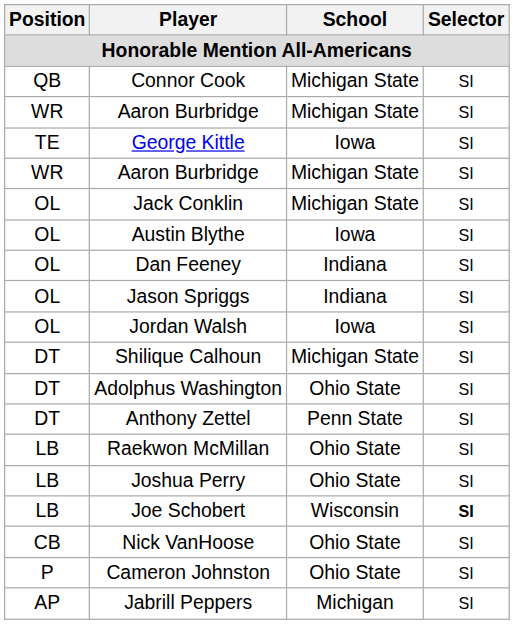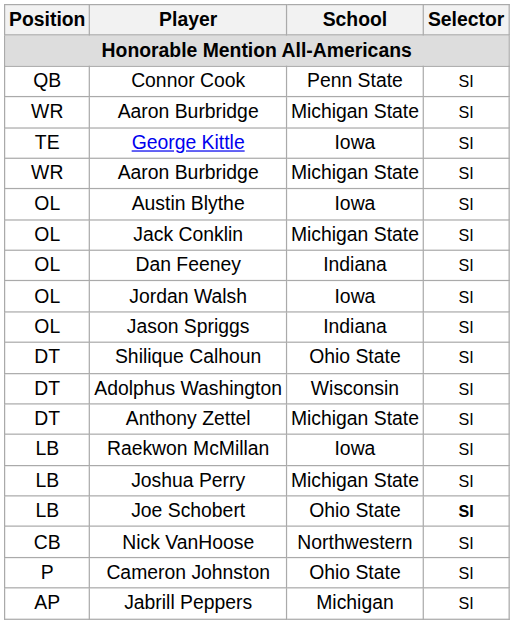(355, 81) Michigan State -> (355, 81) Penn State
rows swapped: (47, 234) <-> (47, 204)
rows swapped: (47, 296) <-> (47, 326)
(355, 357) Michigan State -> (355, 357) Ohio State
(355, 388) Ohio State -> (355, 388) Wisconsin
(355, 419) Penn State -> (355, 419) Michigan State
(355, 449) Ohio State -> (355, 449) Iowa
(355, 480) Ohio State -> (355, 480) Michigan State
(355, 511) Wisconsin -> (355, 511) Ohio State
(355, 541) Ohio State -> (355, 541) Northwestern
